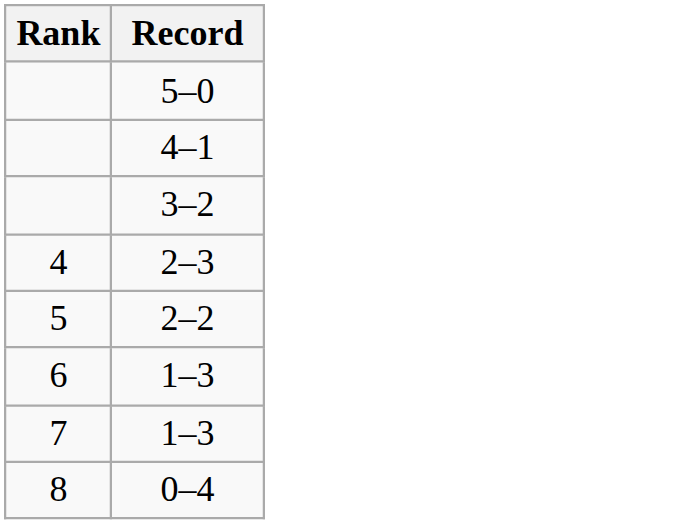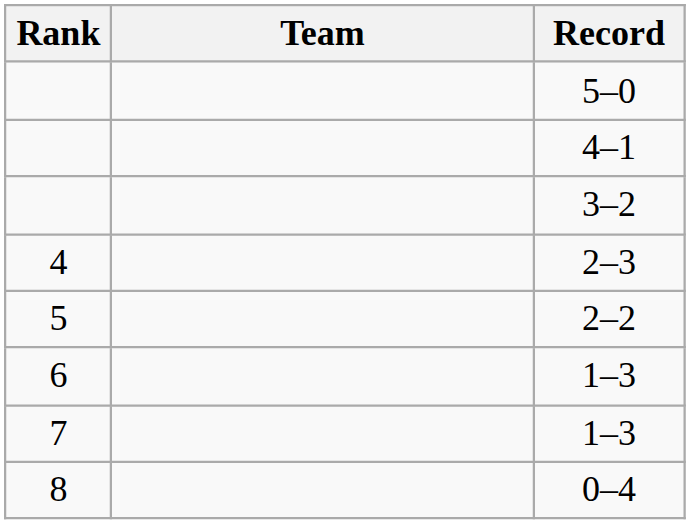+ column: (322, 33)
